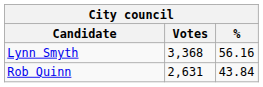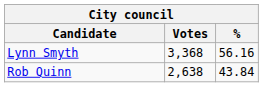(185, 72) 2,631 -> (185, 72) 2,638
